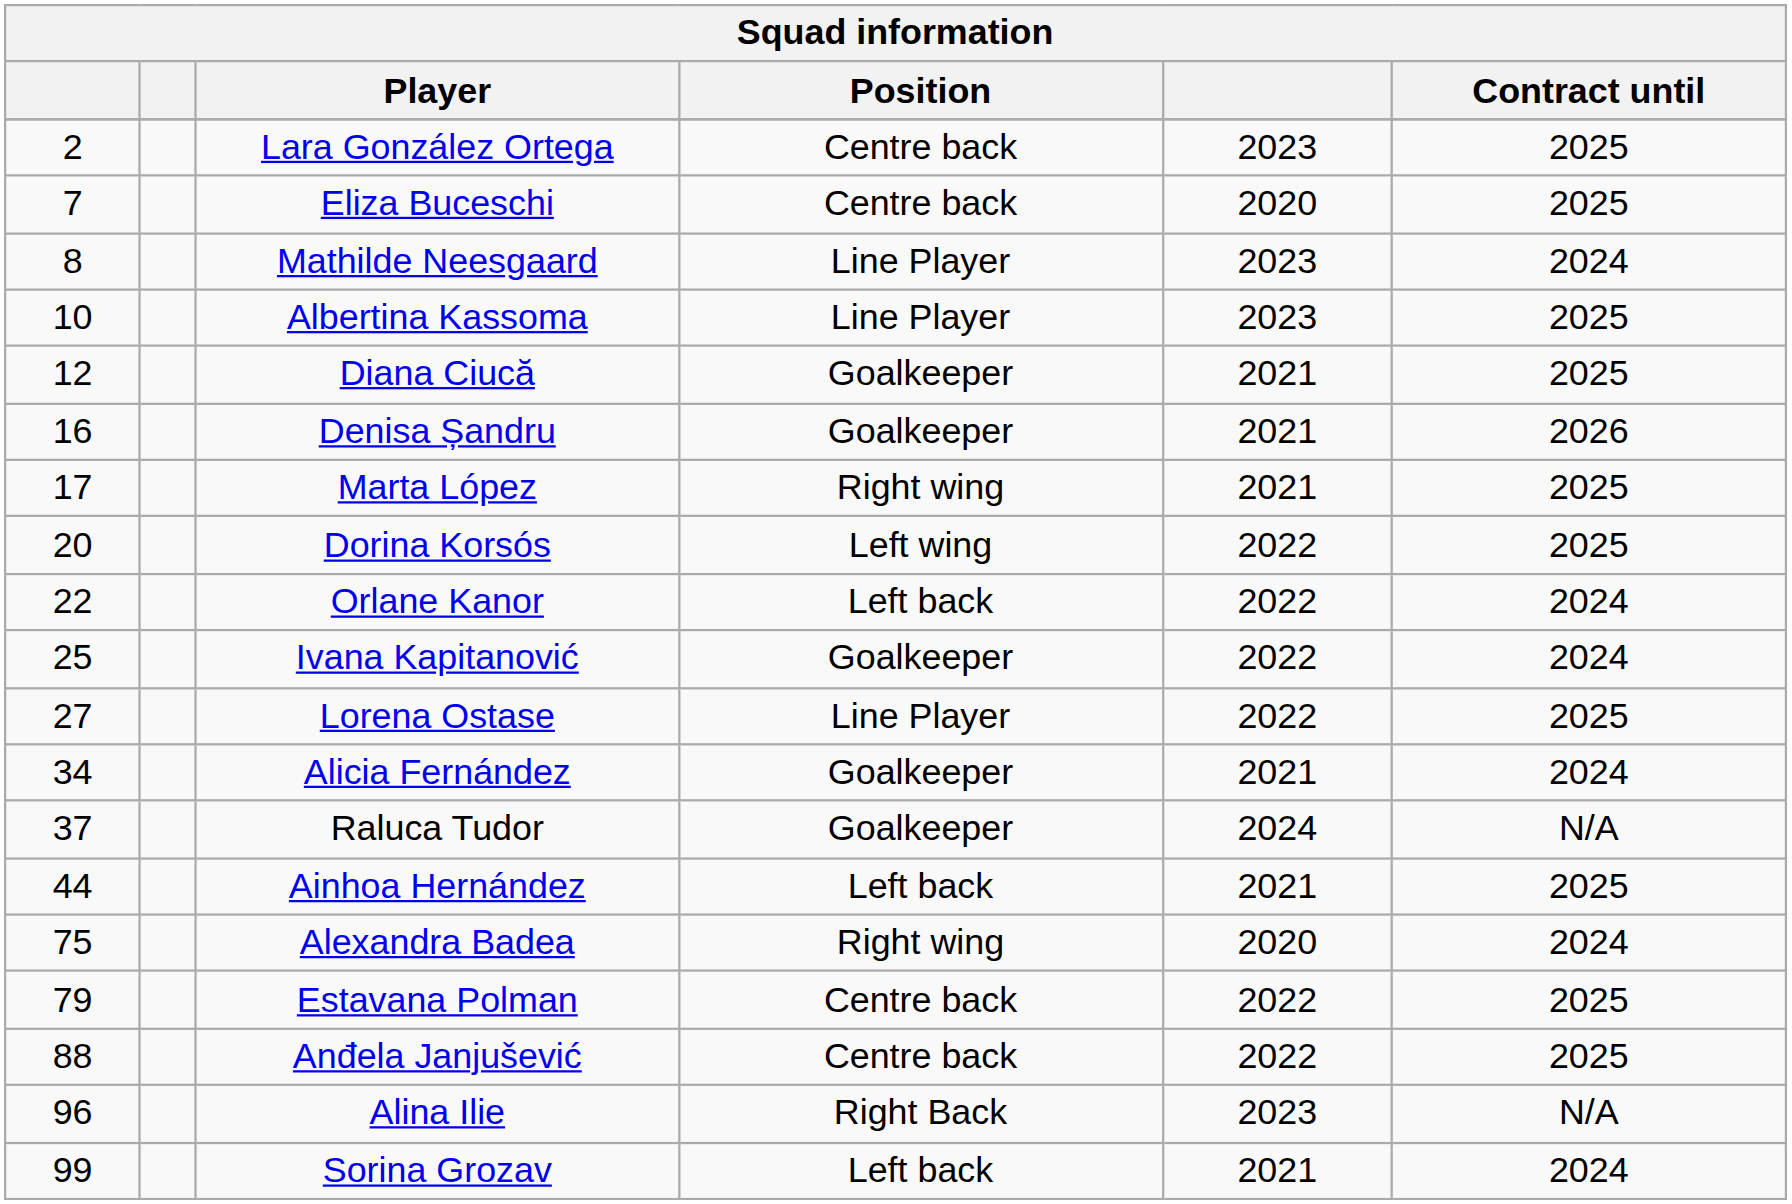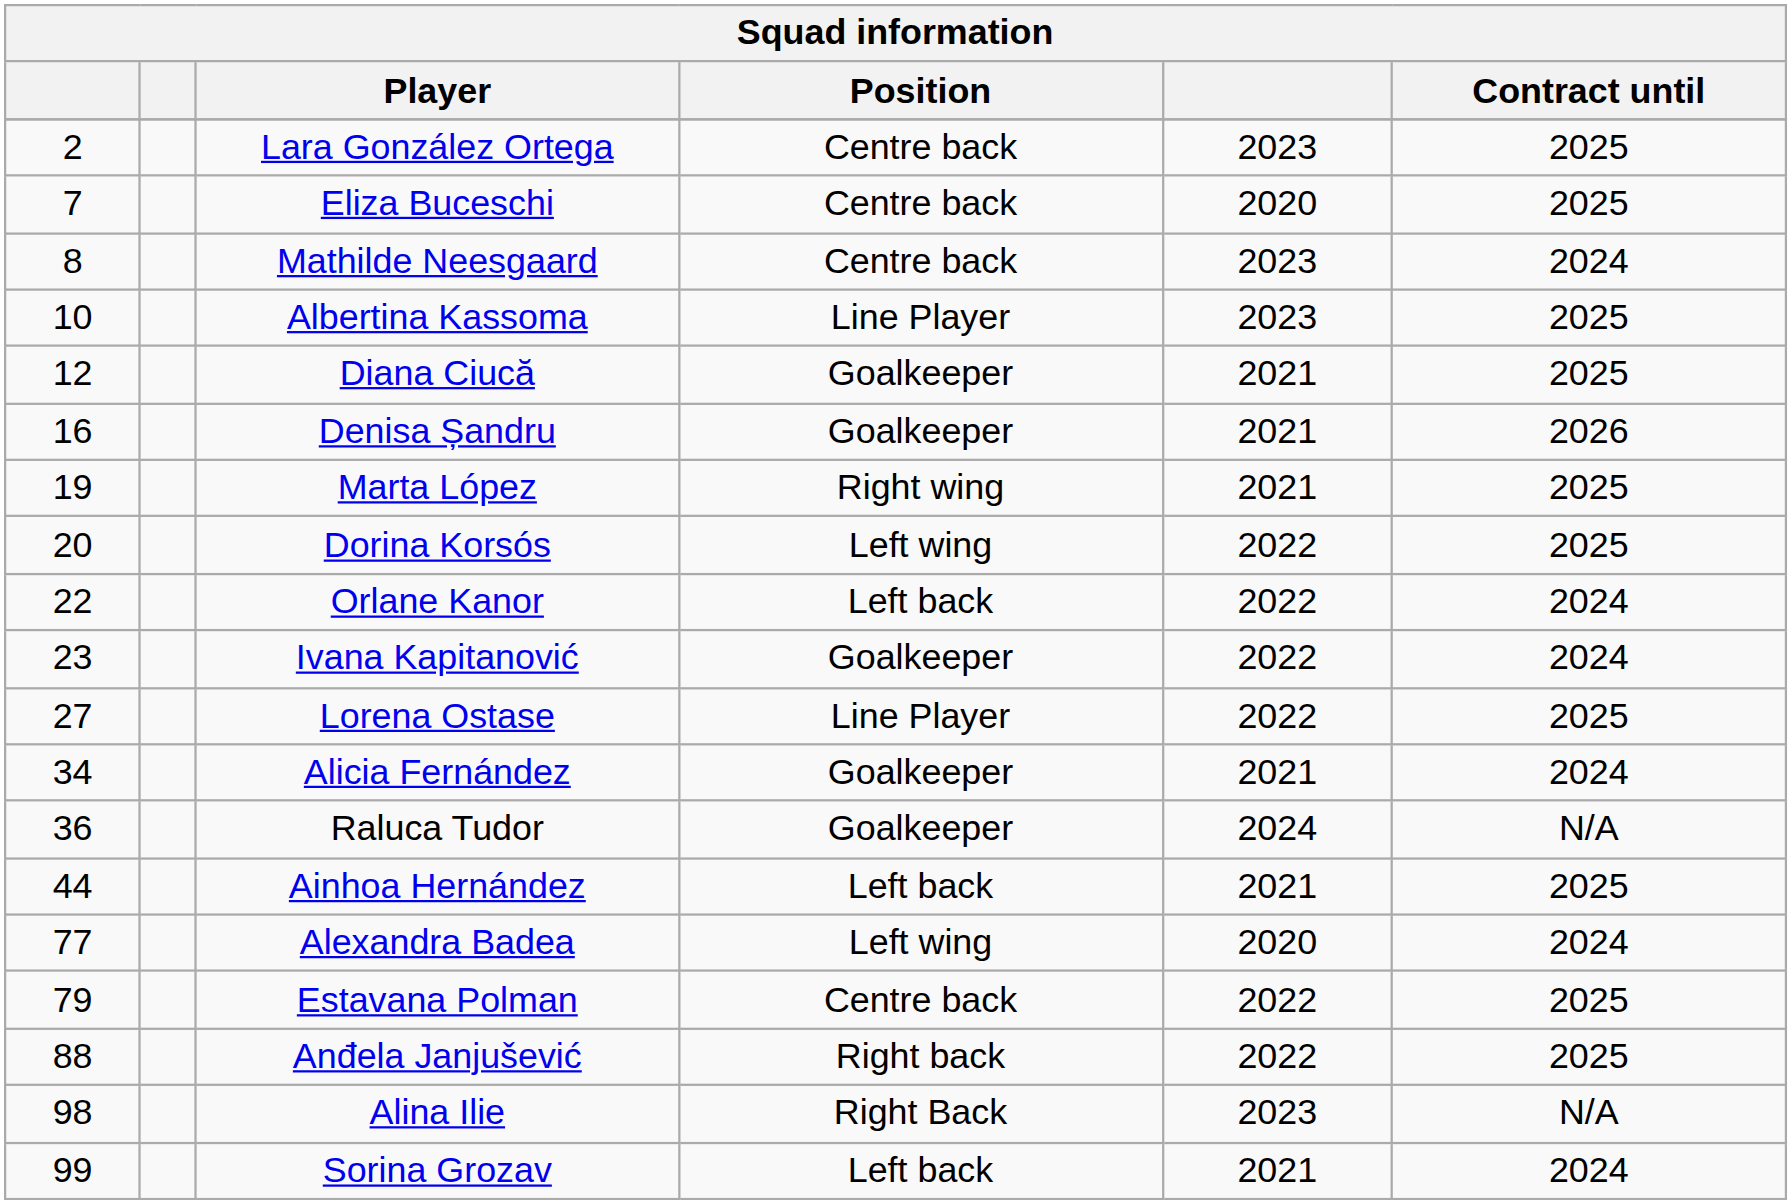(920, 260) Line Player -> (920, 260) Centre back
(73, 487) 17 -> (73, 487) 19
(73, 658) 25 -> (73, 658) 23
(73, 828) 37 -> (73, 828) 36
(73, 942) 75 -> (73, 942) 77
(920, 942) Right wing -> (920, 942) Left wing
(920, 1056) Centre back -> (920, 1056) Right back
(73, 1112) 96 -> (73, 1112) 98
